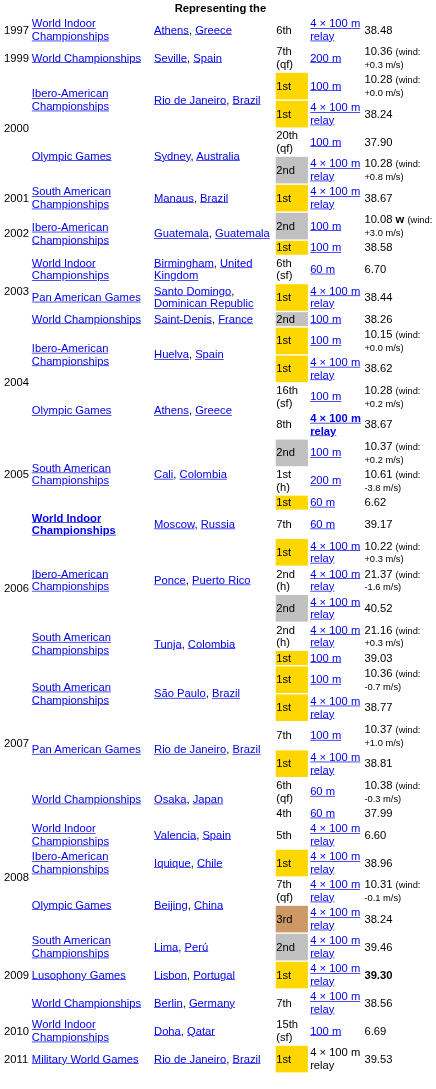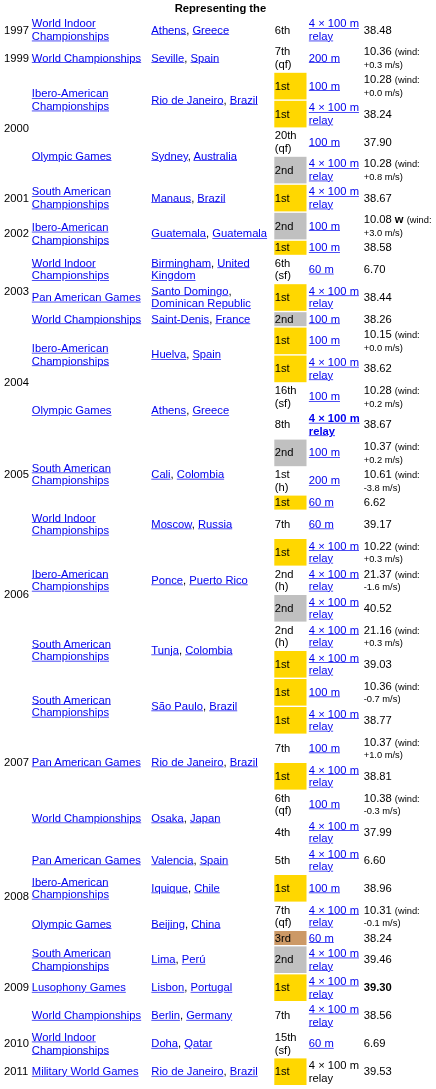(74, 524) bold -> (70, 524) normal
(326, 658) 100 m -> (334, 664) 4 × 100 m relay
(323, 791) 60 m -> (324, 804) 100 m
(323, 813) 60 m -> (334, 832) 4 × 100 m relay
(70, 835) World Indoor Championships -> (86, 860) Pan American Games
(335, 863) 4 × 100 m relay -> (324, 888) 100 m
(335, 919) 4 × 100 m relay -> (321, 938) 60 m
(326, 1031) 100 m -> (321, 1043) 60 m
